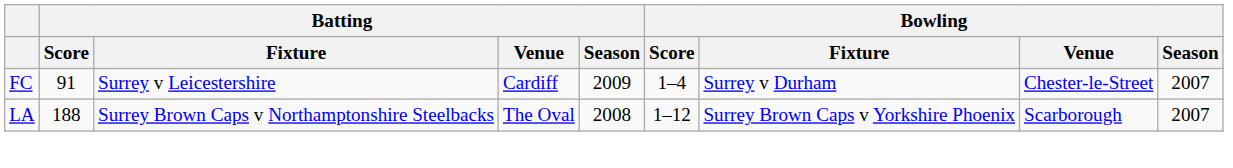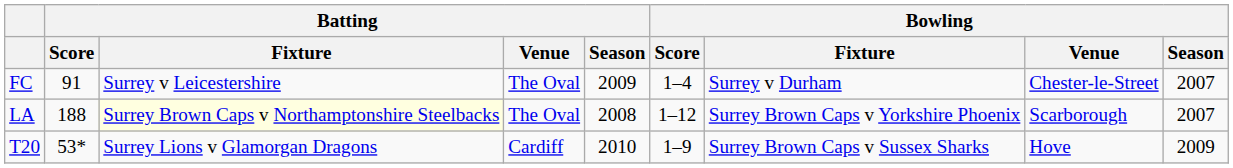(530, 83) Cardiff -> (544, 83) The Oval
(296, 115) no background -> (301, 115) lightyellow background
+ row: (25, 147)
